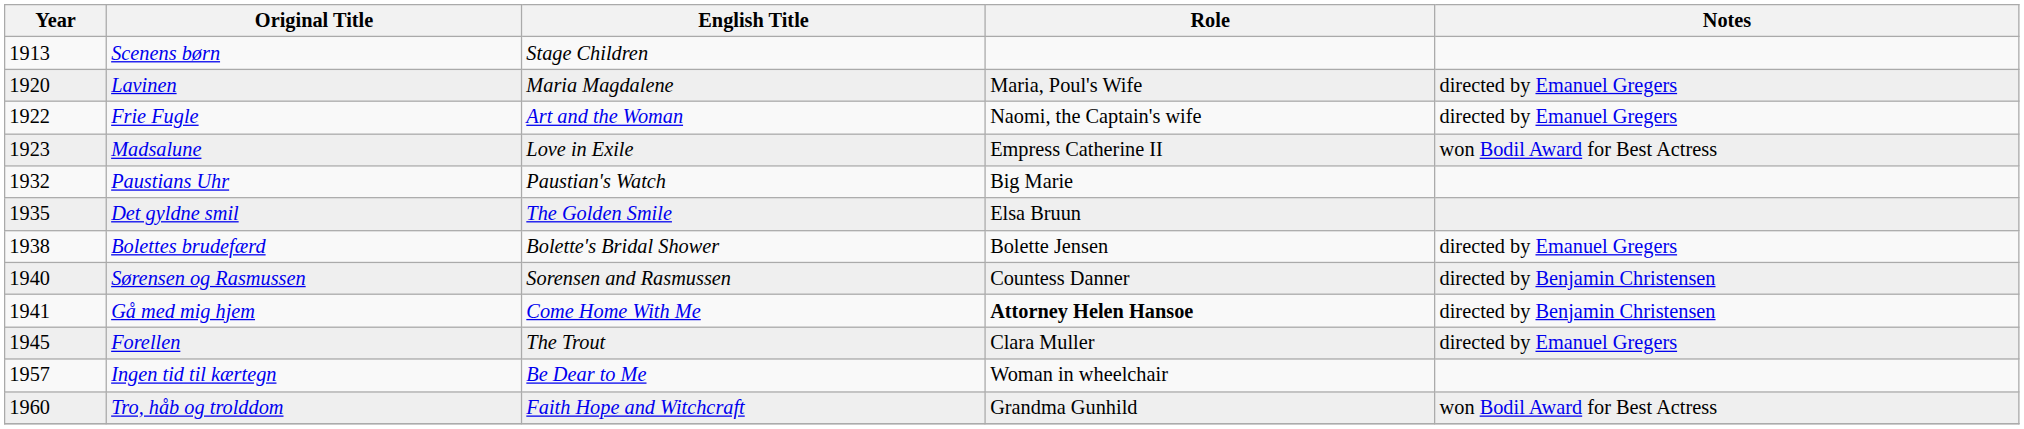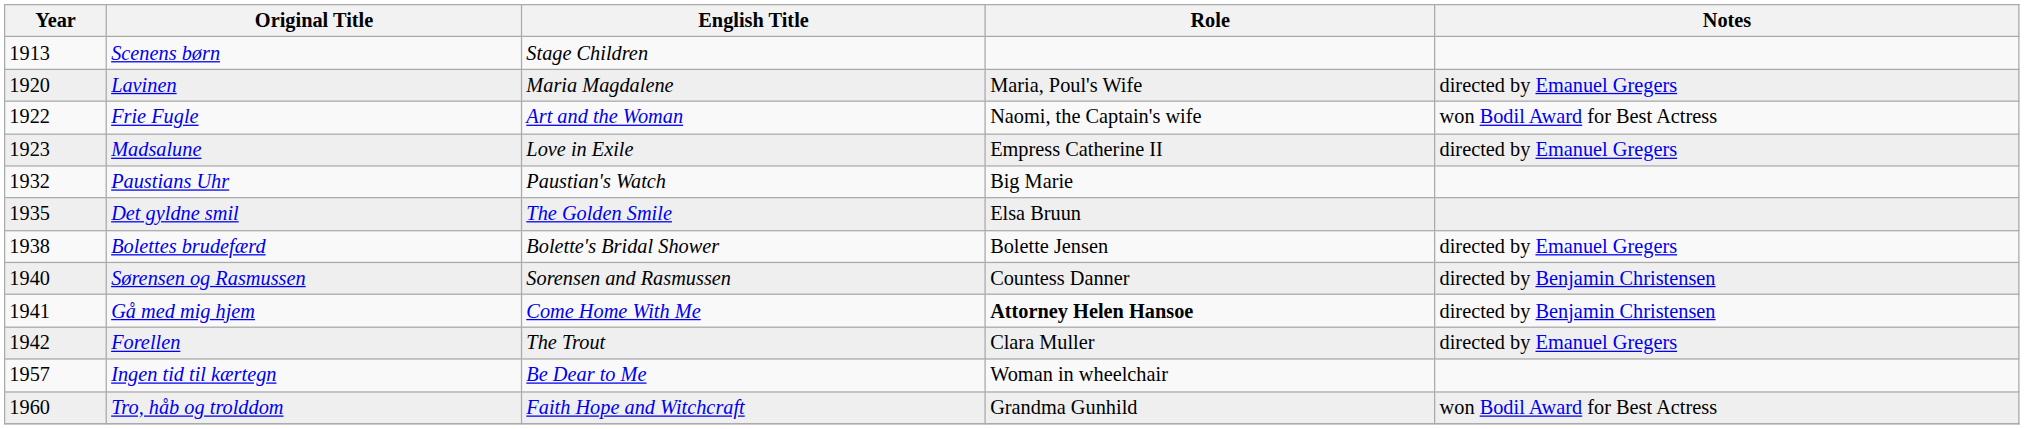(1558, 117) directed by Emanuel Gregers -> (1578, 117) won Bodil Award for Best Actress
(1578, 149) won Bodil Award for Best Actress -> (1558, 149) directed by Emanuel Gregers
(30, 342) 1945 -> (30, 342) 1942
